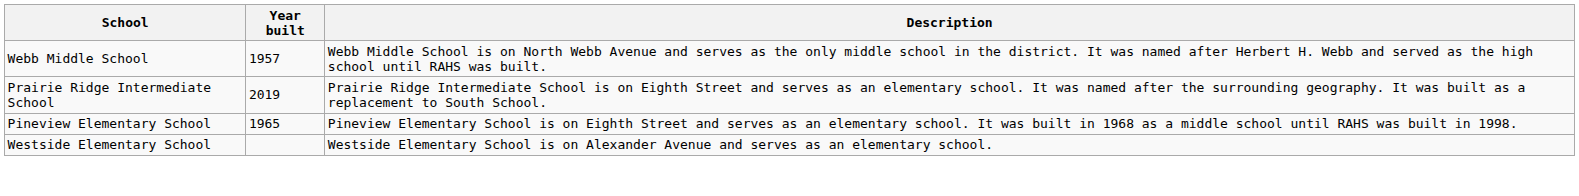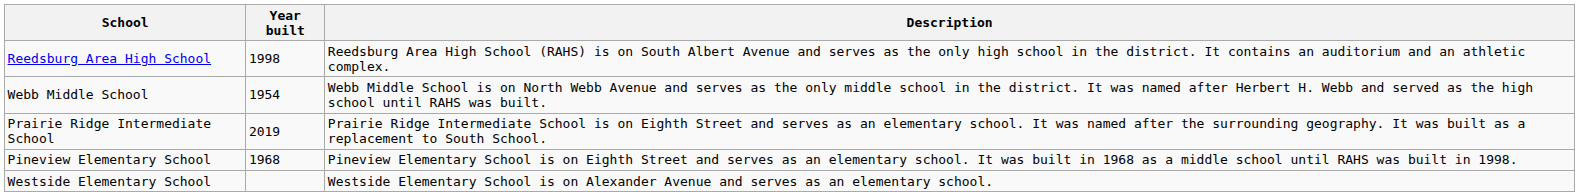+ row: (109, 59)
(265, 59) 1957 -> (265, 95) 1954
(265, 124) 1965 -> (265, 160) 1968
